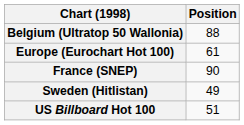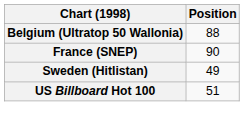- row: (95, 52)
